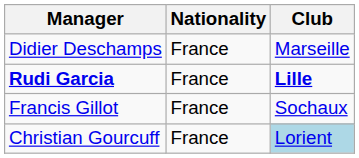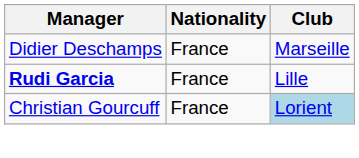(294, 78) bold -> (291, 78) normal
- row: (64, 108)
